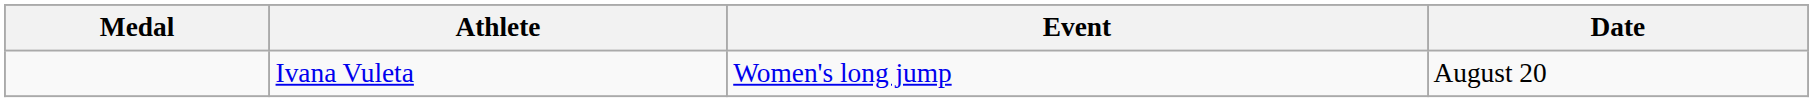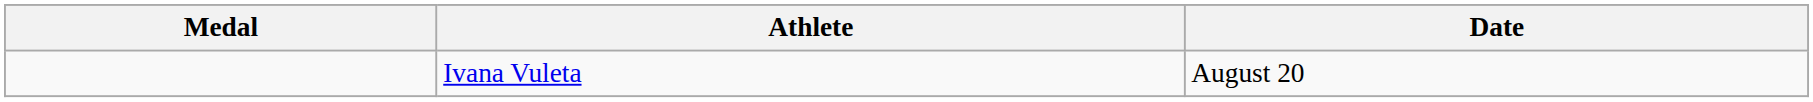- column: (1077, 27)
